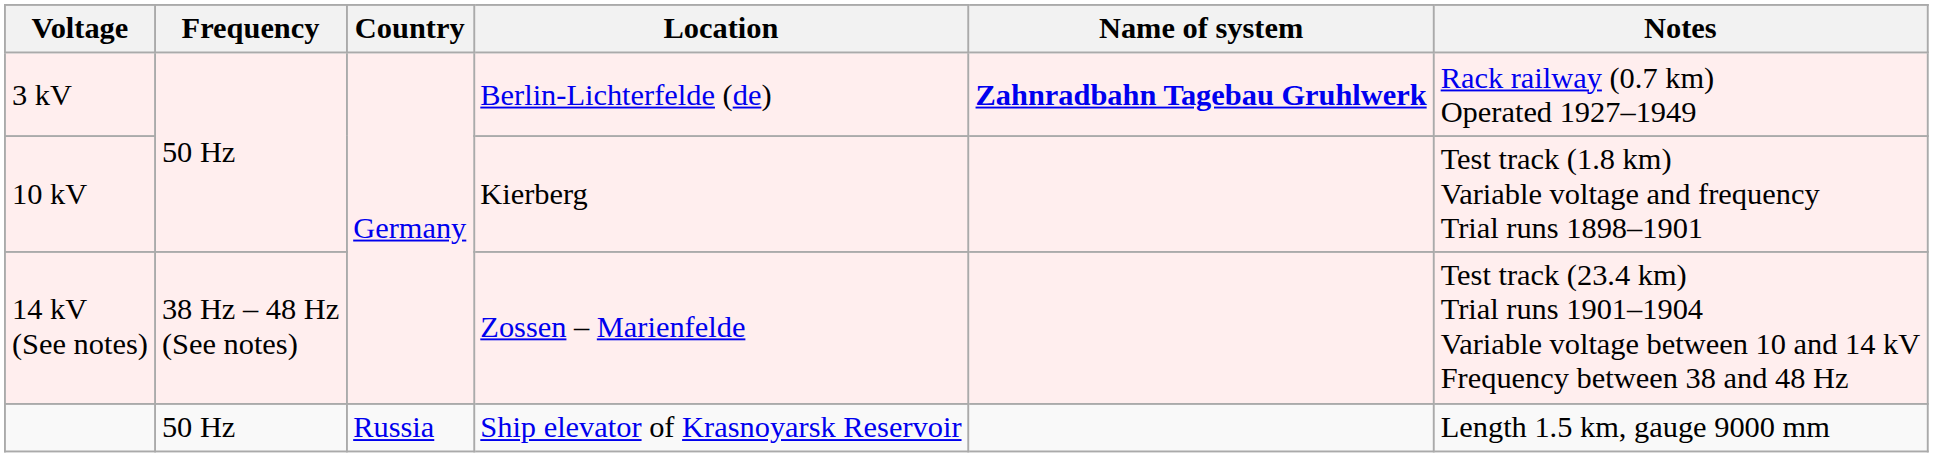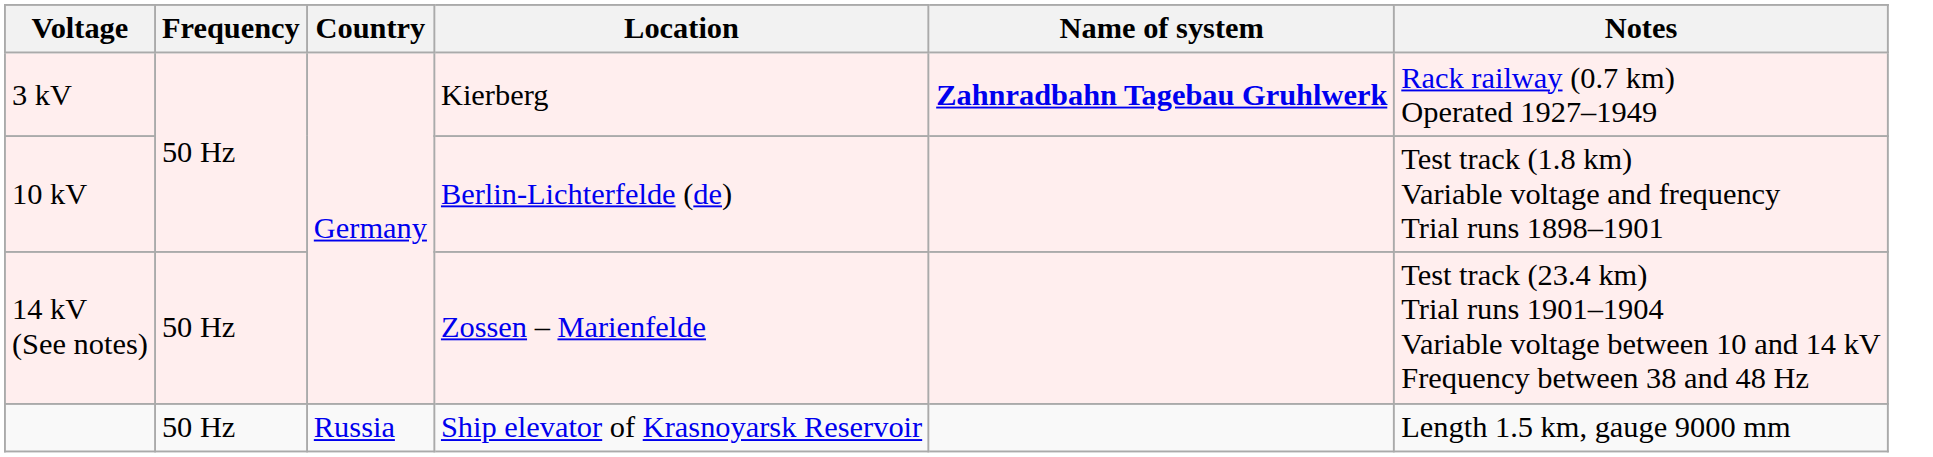(626, 93) Berlin-Lichterfelde (de) -> (495, 93) Kierberg
(534, 193) Kierberg -> (587, 193) Berlin-Lichterfelde (de)
(251, 327) 38 Hz – 48 Hz (See notes) -> (199, 327) 50 Hz
